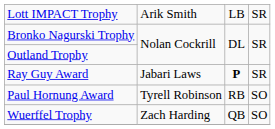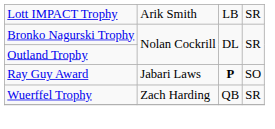(259, 74) SR -> (253, 74) SO
- row: (60, 94)
(259, 114) SO -> (253, 94) SR
